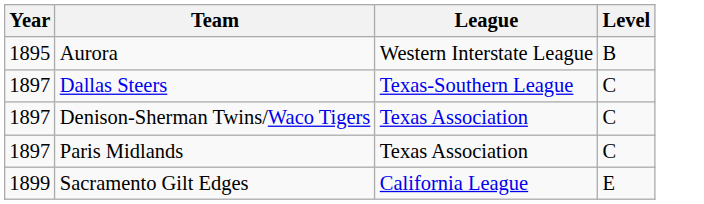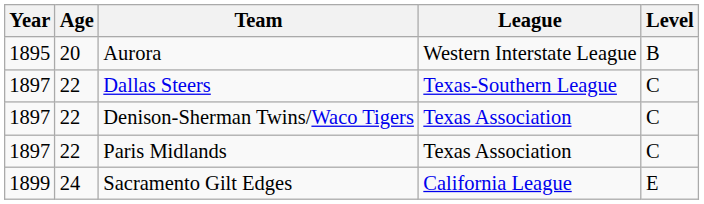+ column: (77, 20)
